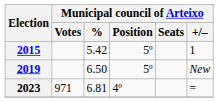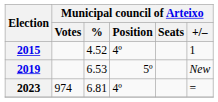(97, 50) 5.42 -> (97, 50) 4.52
(148, 50) 5º -> (117, 50) 4º
(97, 69) 6.50 -> (97, 69) 6.53
(63, 87) 971 -> (63, 87) 974
